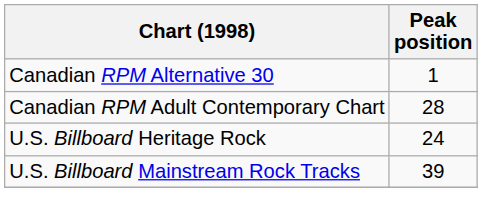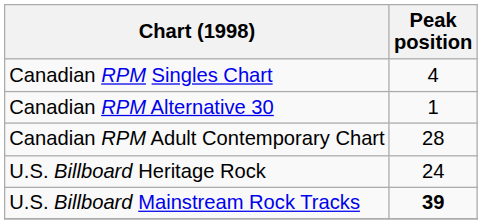+ row: (141, 75)
(433, 171) normal -> (433, 203) bold
